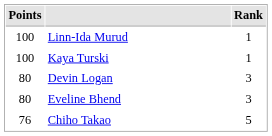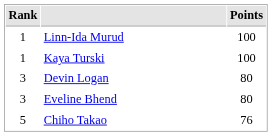columns swapped: (249, 15) <-> (25, 15)
